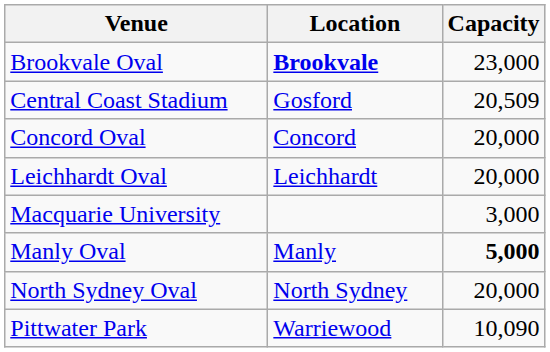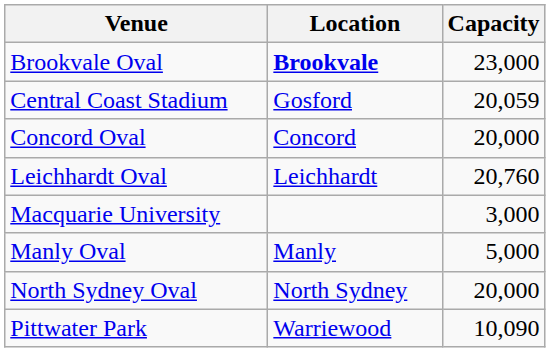(507, 99) 20,509 -> (507, 99) 20,059
(507, 175) 20,000 -> (507, 175) 20,760
(513, 251) bold -> (513, 251) normal
